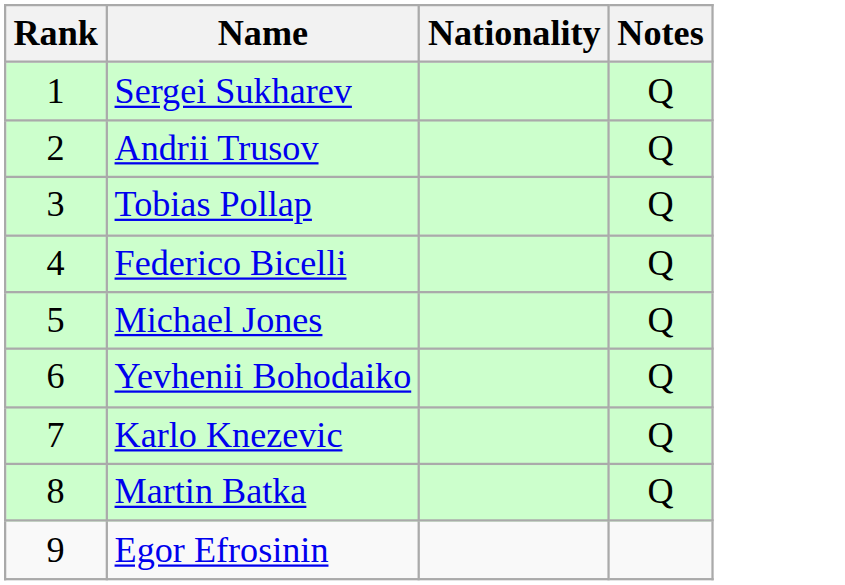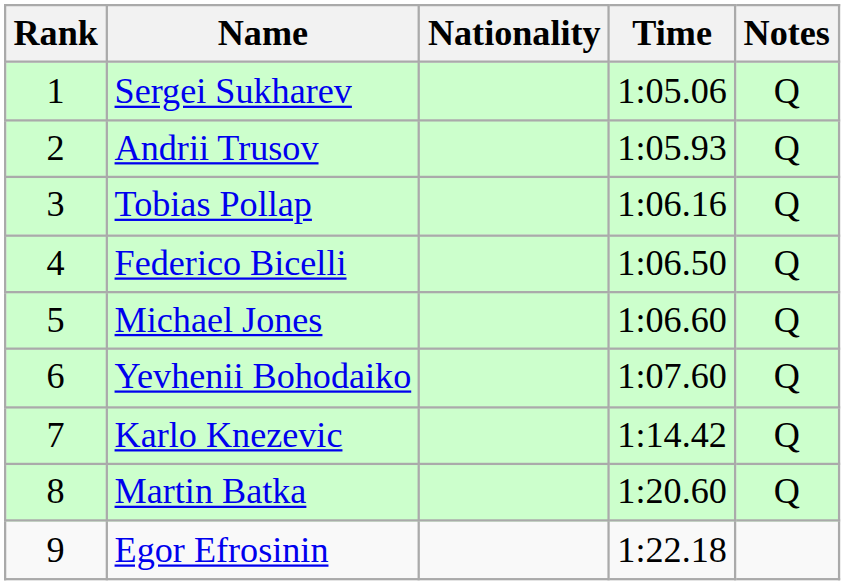+ column: (672, 33)
